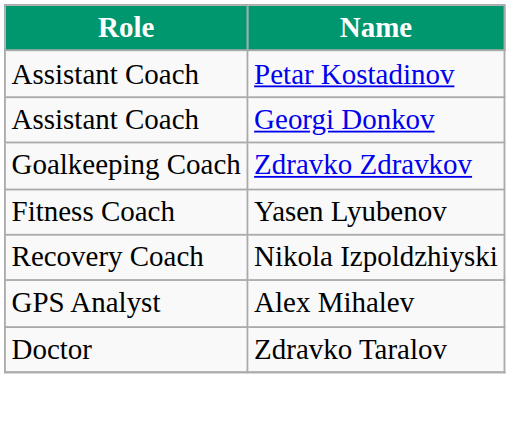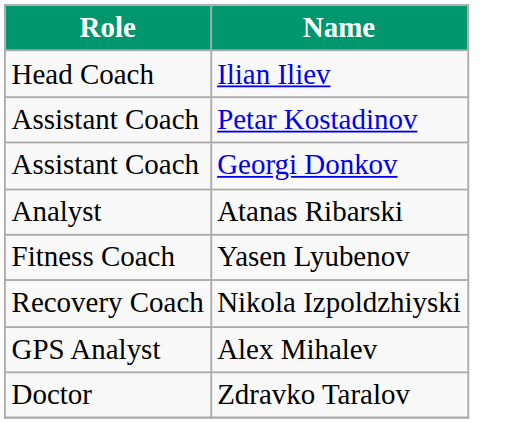+ row: (274, 73)
- row: (363, 165)
+ row: (310, 211)
